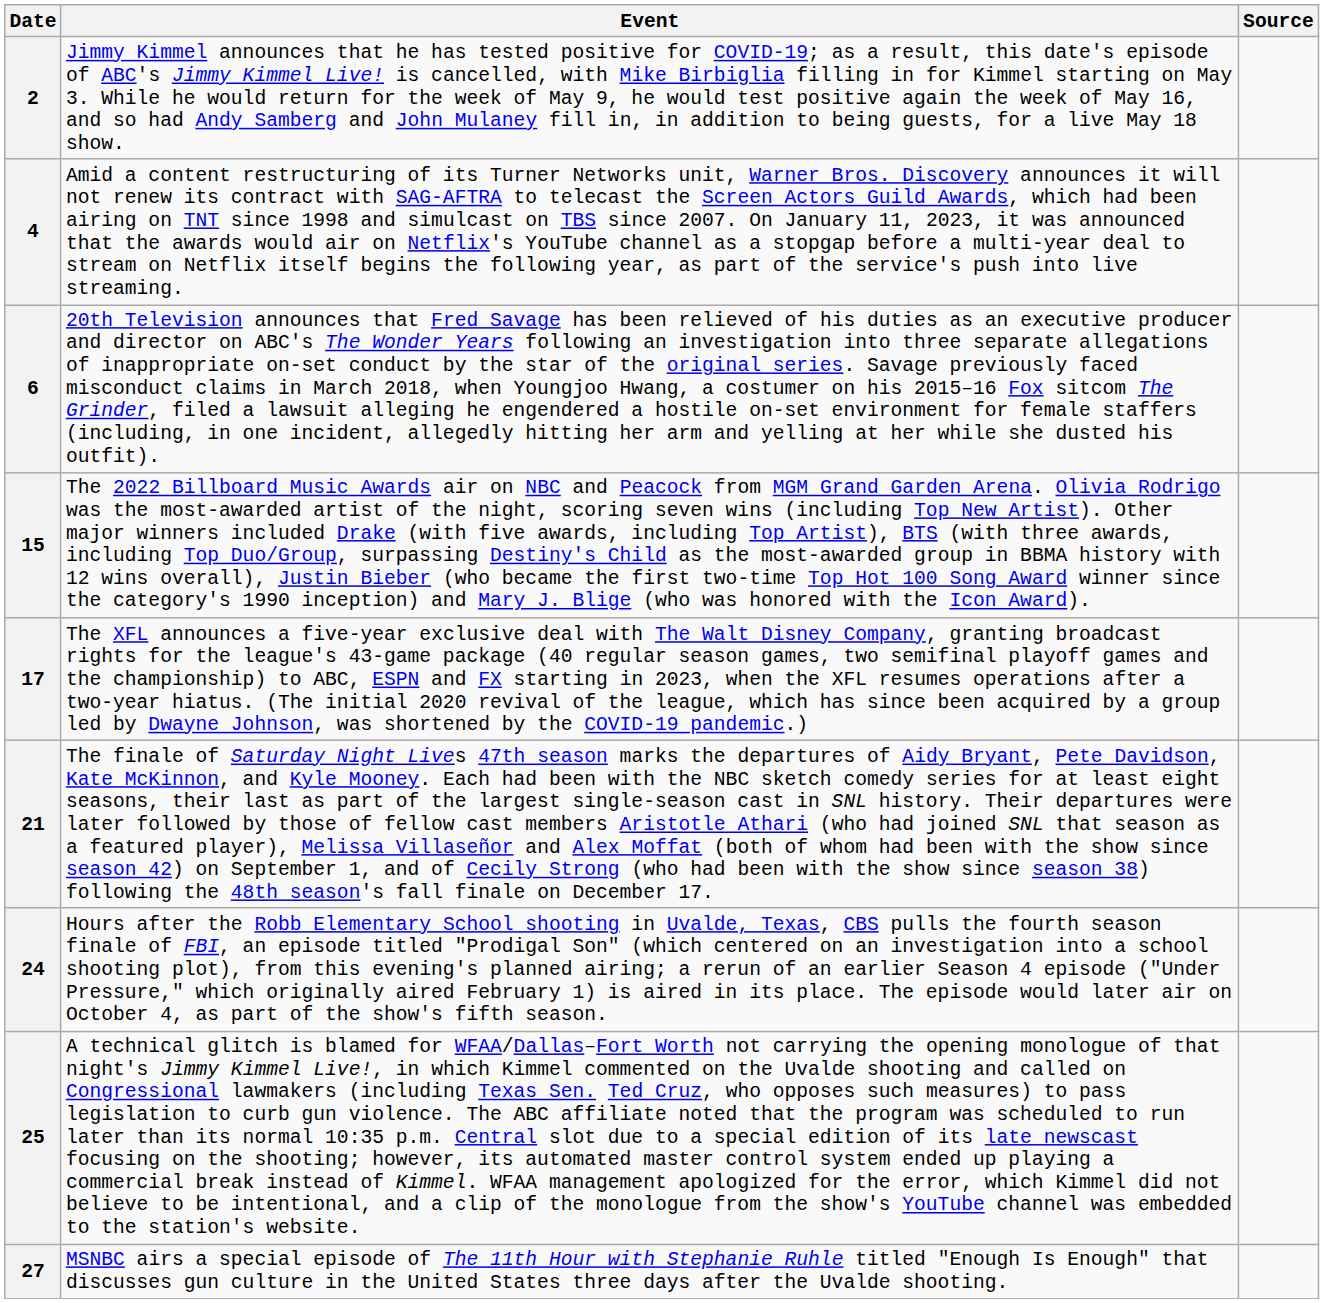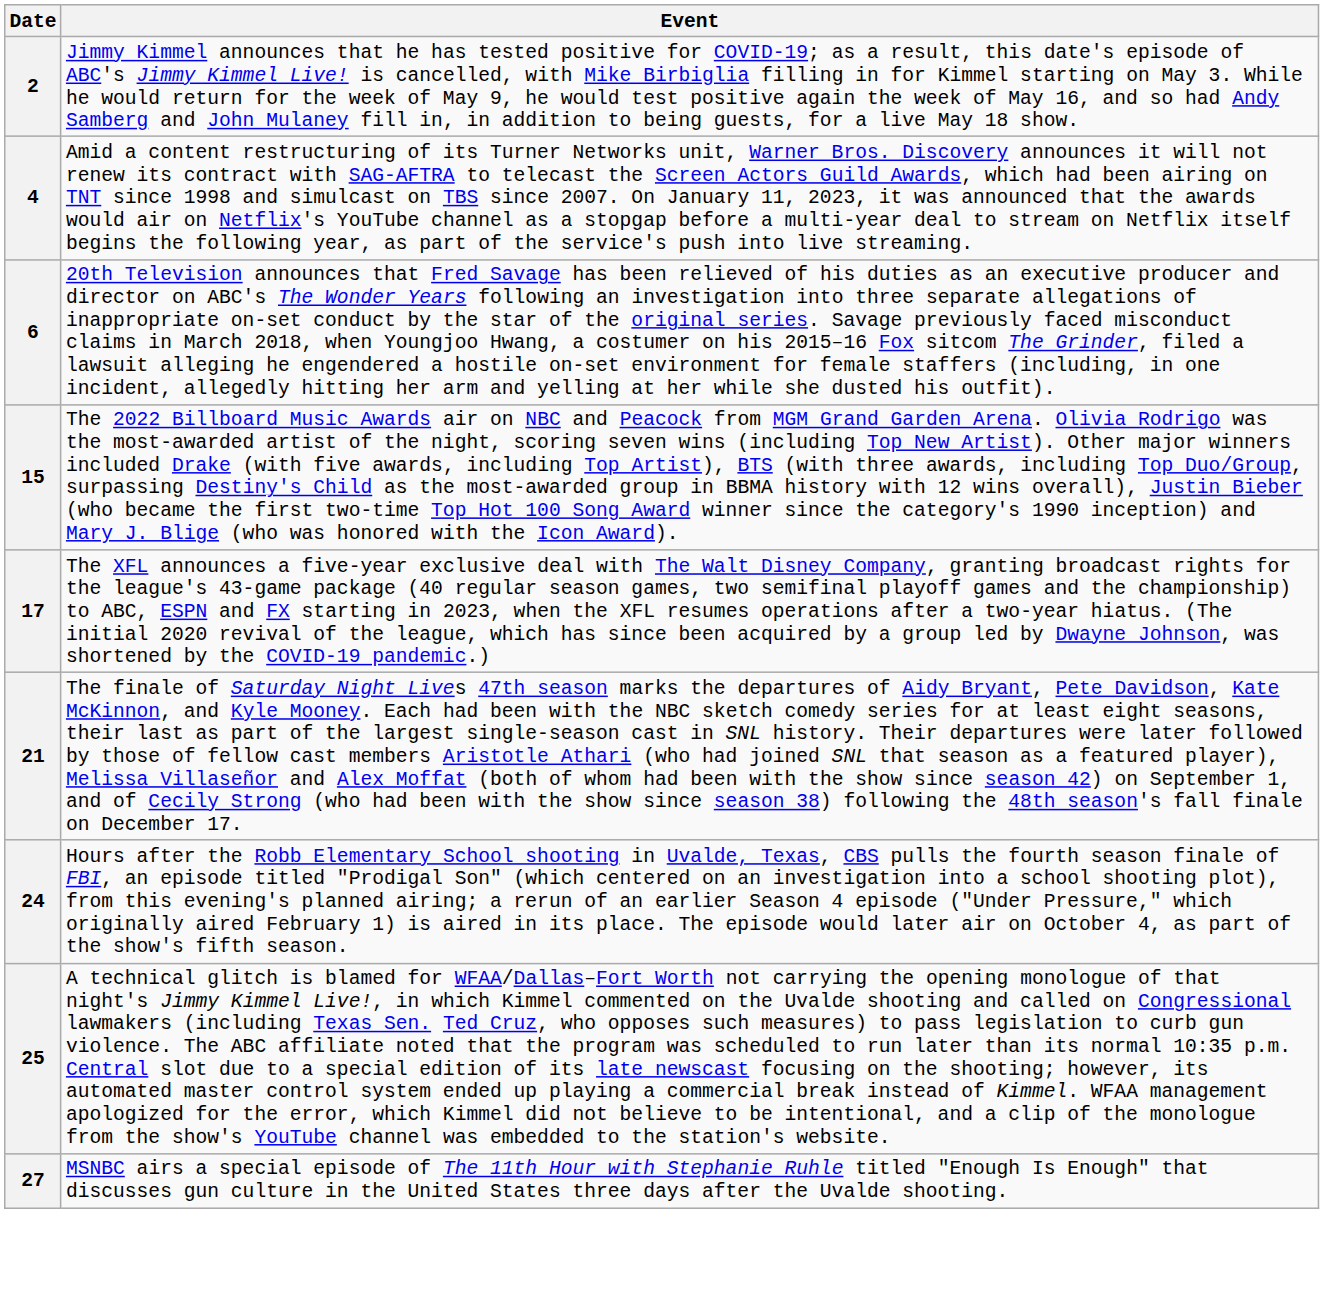- column: (1278, 21)
